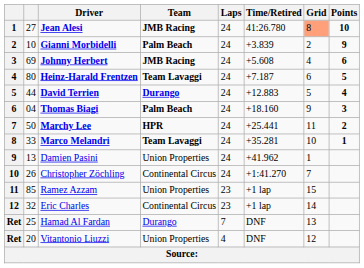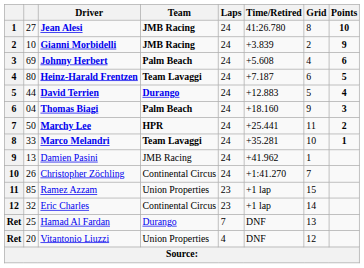(309, 28) lightsalmon background -> (309, 28) no background
(167, 44) Palm Beach -> (169, 44) JMB Racing
(169, 60) JMB Racing -> (167, 60) Palm Beach
(176, 157) Union Properties -> (167, 157) JMB Racing
